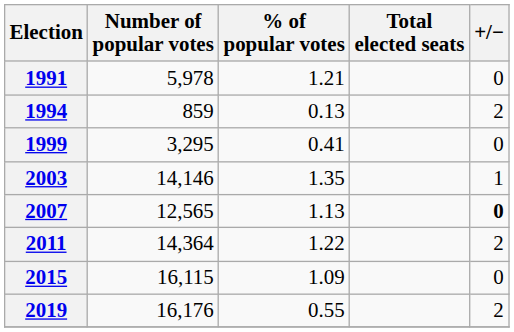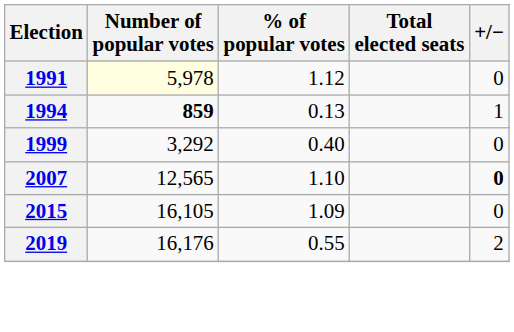(190, 77) no background -> (190, 77) lightyellow background
(326, 77) 1.21 -> (326, 77) 1.12
(198, 111) normal -> (198, 111) bold
(499, 111) 2 -> (499, 111) 1
(190, 144) 3,295 -> (190, 144) 3,292
(326, 144) 0.41 -> (326, 144) 0.40
- row: (46, 177)
(326, 210) 1.13 -> (326, 177) 1.10
- row: (46, 244)
(185, 277) 16,115 -> (185, 210) 16,105
